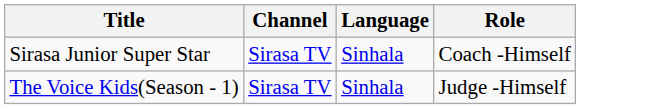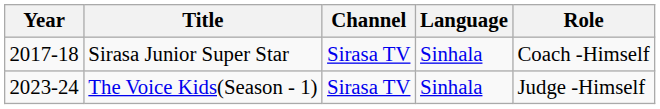+ column: (44, 20)
